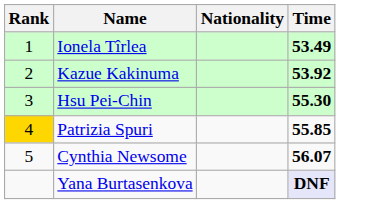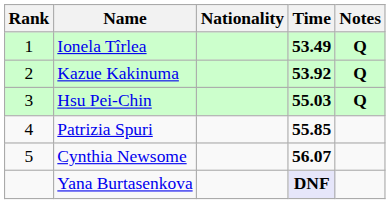+ column: (360, 18)
(312, 101) 55.30 -> (312, 101) 55.03
(29, 128) gold background -> (29, 128) no background
